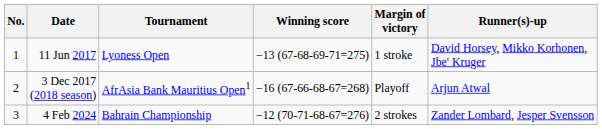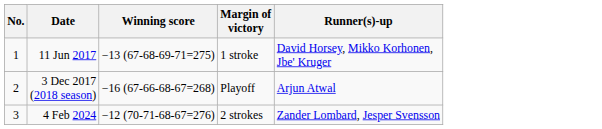- column: (176, 21)
